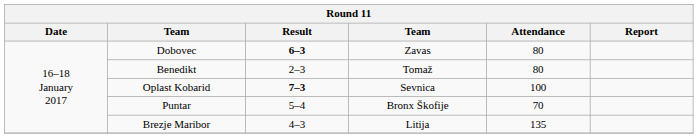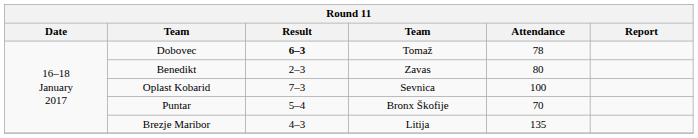(418, 50) Zavas -> (418, 50) Tomaž
(538, 50) 80 -> (538, 50) 78
(418, 69) Tomaž -> (418, 69) Zavas
(297, 87) bold -> (297, 87) normal
